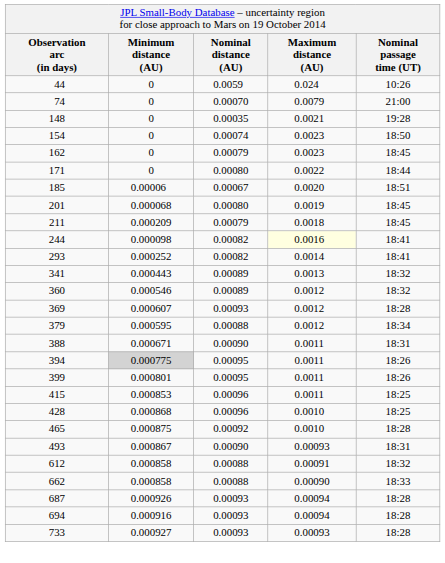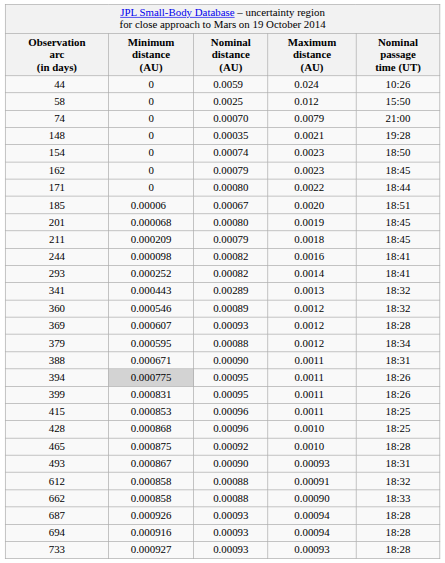+ row: (57, 101)
(312, 239) lightyellow background -> (312, 256) no background
(231, 274) 0.00089 -> (231, 291) 0.00289
(151, 377) 0.000801 -> (151, 394) 0.000831
